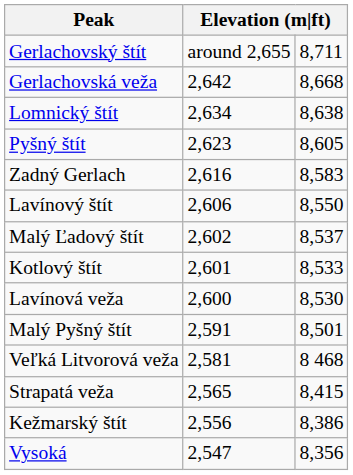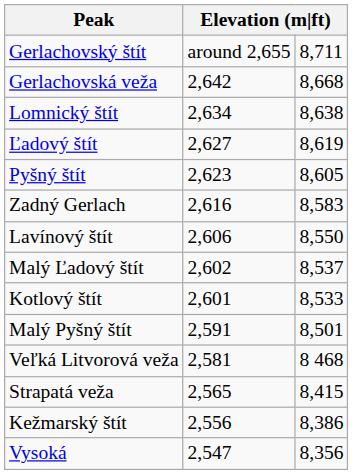+ row: (53, 143)
- row: (66, 298)
